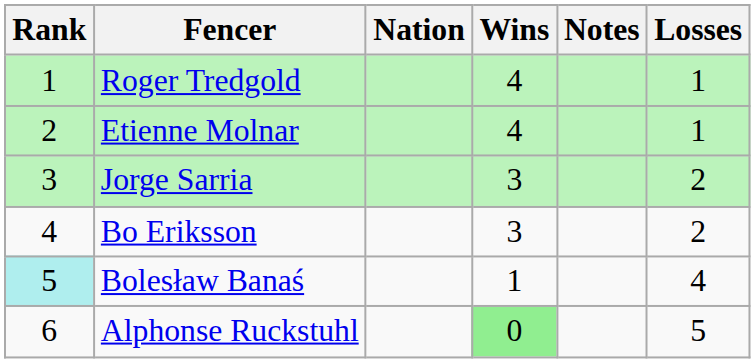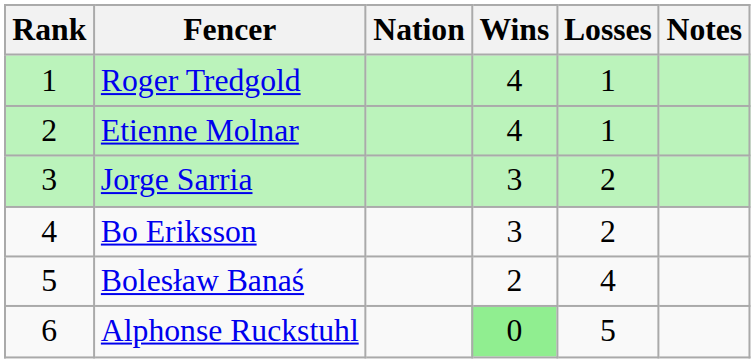columns swapped: (698, 29) <-> (602, 29)
(49, 280) paleturquoise background -> (49, 280) no background
(514, 280) 1 -> (514, 280) 2
